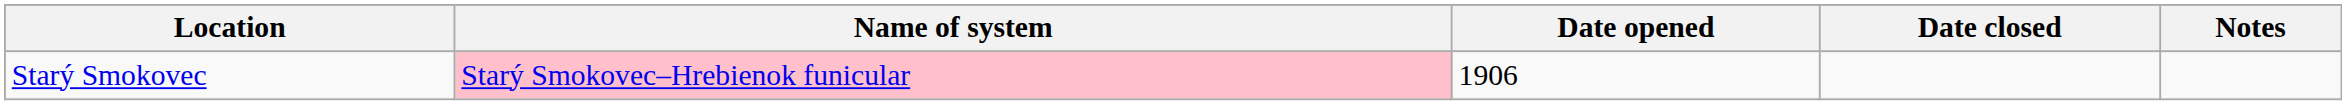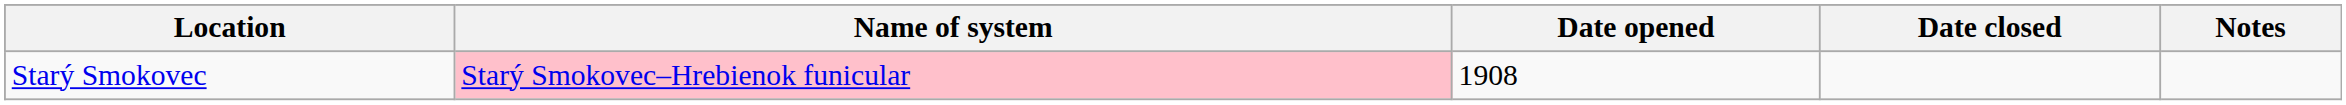(1488, 74) 1906 -> (1488, 74) 1908
